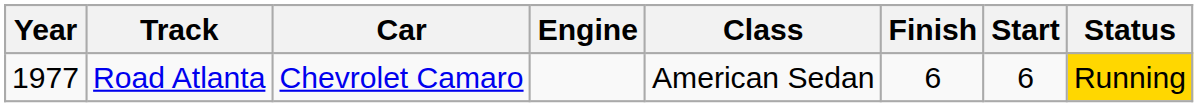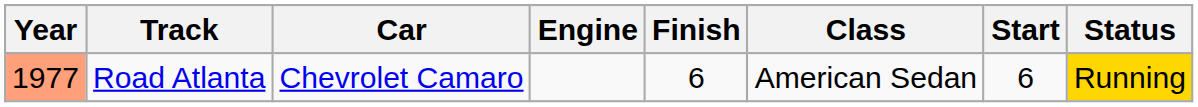columns swapped: (763, 29) <-> (933, 29)
(46, 77) no background -> (46, 77) lightsalmon background
